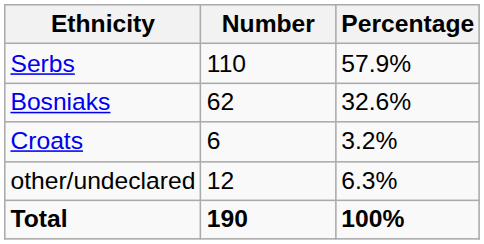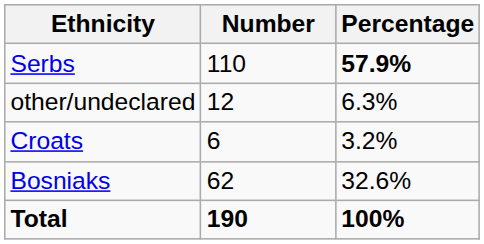(376, 63) normal -> (376, 63) bold
rows swapped: (60, 102) <-> (103, 180)
